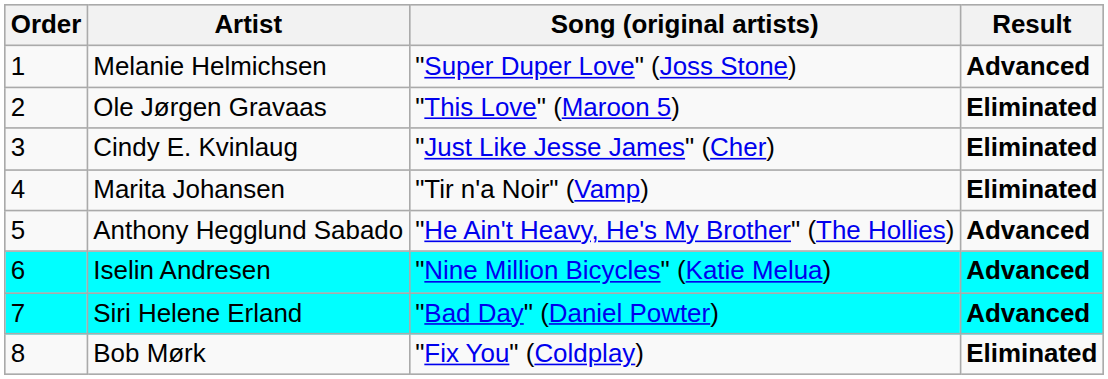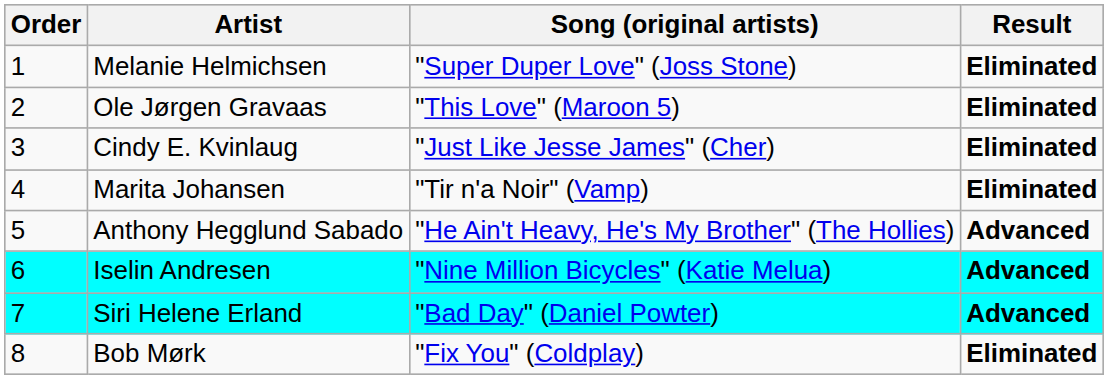(1028, 66) Advanced -> (1032, 66) Eliminated
